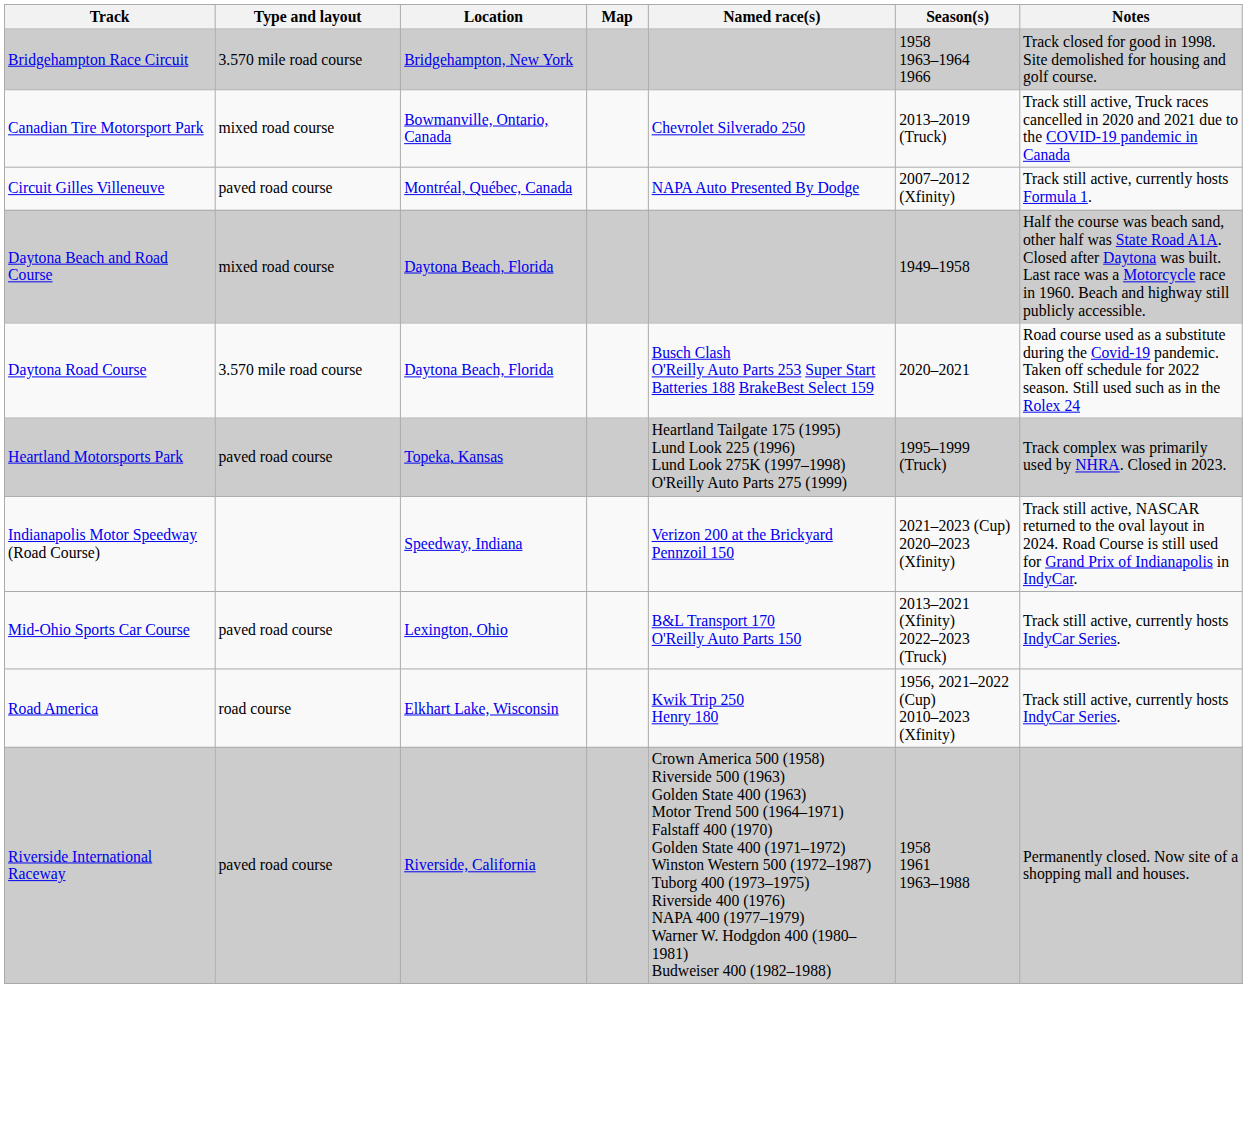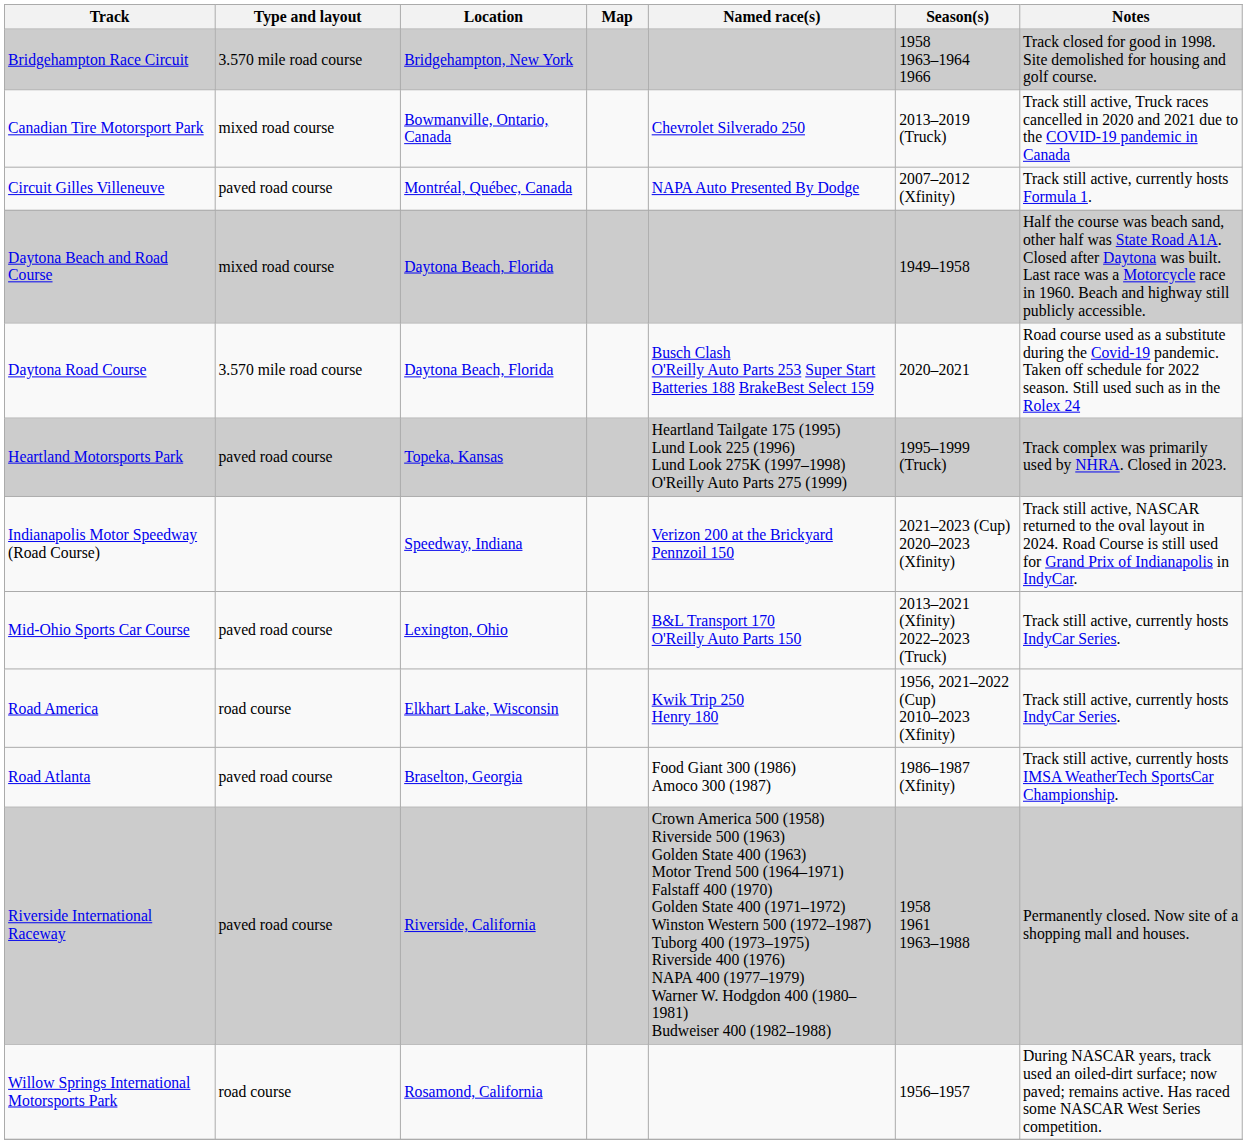+ row: (49, 777)
+ row: (99, 1091)
